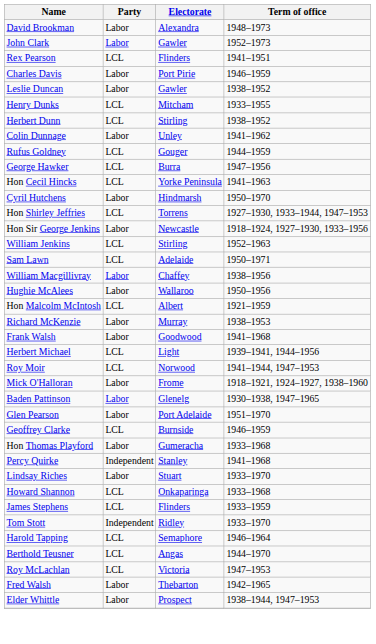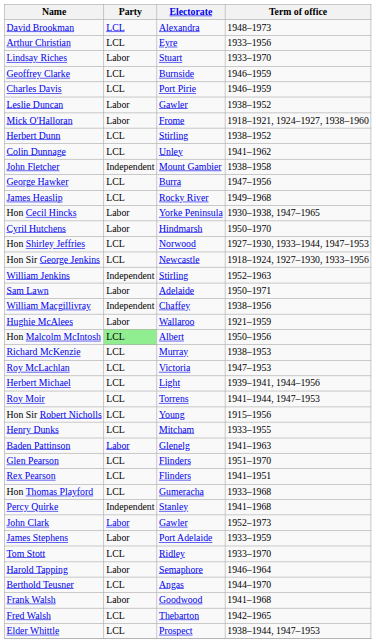(117, 27) Labor -> (115, 27) LCL
+ row: (39, 43)
rows swapped: (28, 43) <-> (37, 476)
rows swapped: (38, 430) <-> (31, 58)
(117, 74) Labor -> (115, 89) LCL
rows swapped: (33, 105) <-> (40, 383)
(117, 136) Labor -> (115, 151) LCL
+ row: (33, 167)
- row: (36, 151)
+ row: (35, 197)
(115, 182) LCL -> (118, 213) Labor
(248, 182) 1941–1963 -> (274, 213) 1930–1938, 1947–1965
(173, 213) Torrens -> (177, 244) Norwood
(117, 228) Labor -> (115, 259) LCL
(115, 244) LCL -> (130, 275) Independent
(115, 259) LCL -> (118, 290) Labor
(117, 275) Labor -> (130, 306) Independent
(248, 290) 1950–1956 -> (249, 321) 1921–1959
(115, 306) no background -> (115, 337) lightgreen background
(248, 306) 1921–1959 -> (249, 337) 1950–1956
(117, 321) Labor -> (115, 352) LCL
rows swapped: (38, 569) <-> (31, 337)
(177, 368) Norwood -> (174, 399) Torrens
+ row: (54, 414)
(273, 399) 1930–1938, 1947–1965 -> (249, 445) 1941–1963
(117, 414) Labor -> (115, 461) LCL
(185, 414) Port Adelaide -> (175, 461) Flinders
(117, 445) Labor -> (115, 492) LCL
- row: (41, 492)
(115, 507) LCL -> (118, 538) Labor
(174, 507) Flinders -> (186, 538) Port Adelaide
(130, 523) Independent -> (115, 553) LCL
(115, 538) LCL -> (118, 569) Labor
(117, 584) Labor -> (115, 615) LCL
(117, 600) Labor -> (115, 631) LCL
